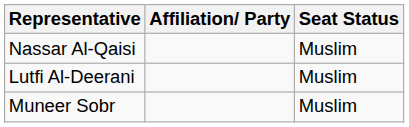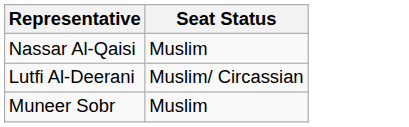- column: (220, 19)
(328, 77) Muslim -> (226, 77) Muslim/ Circassian
